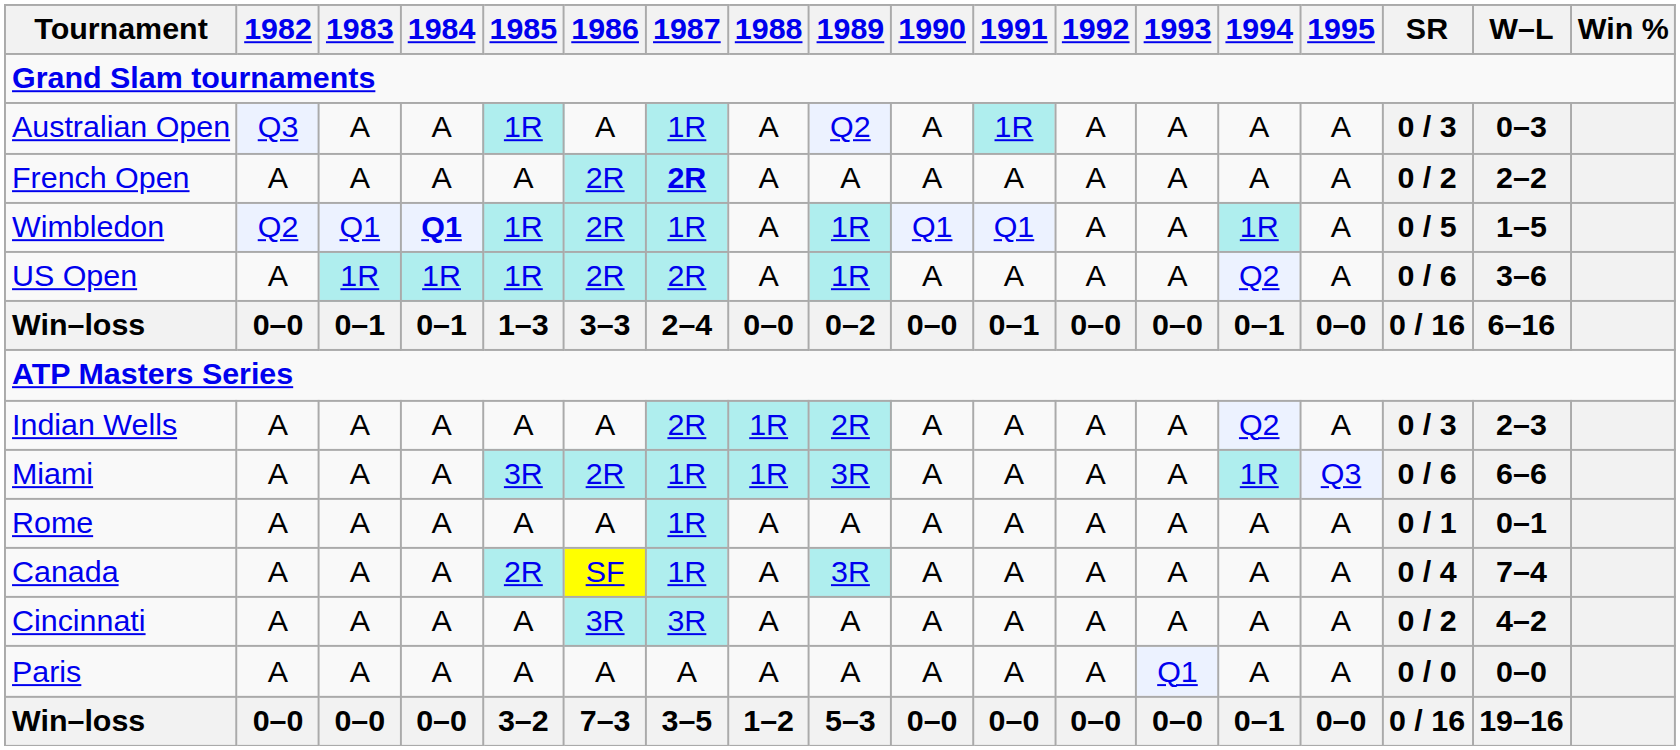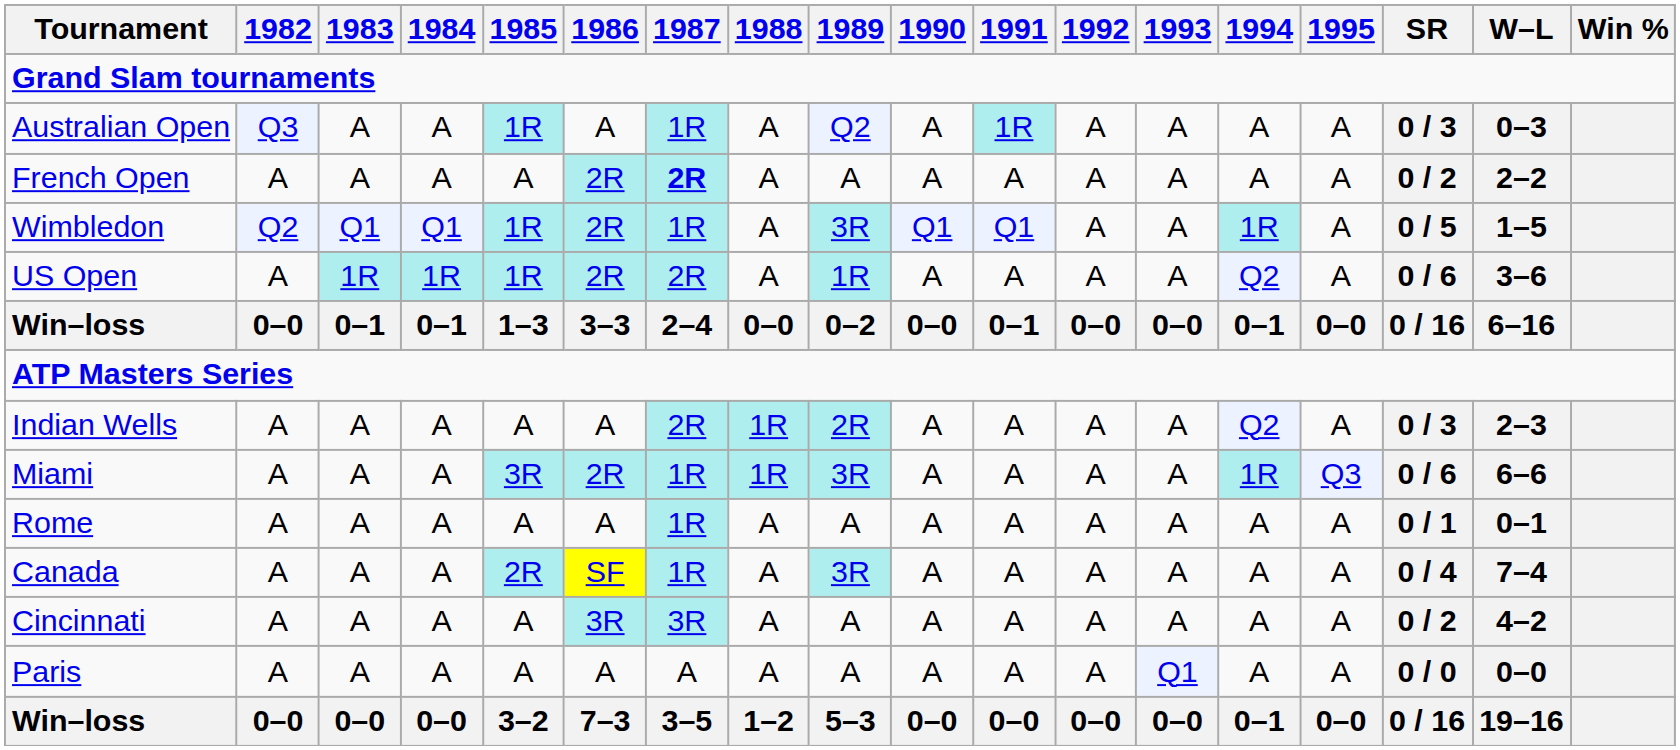(442, 226) bold -> (442, 226) normal
(850, 226) 1R -> (850, 226) 3R
